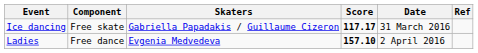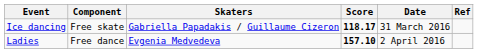(360, 26) 117.17 -> (360, 26) 118.17
